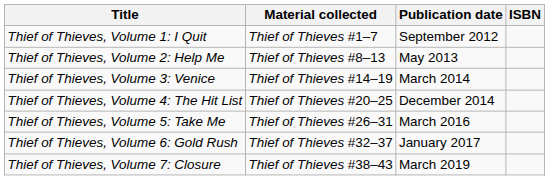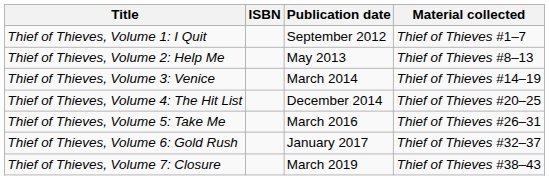columns swapped: (321, 15) <-> (525, 15)
